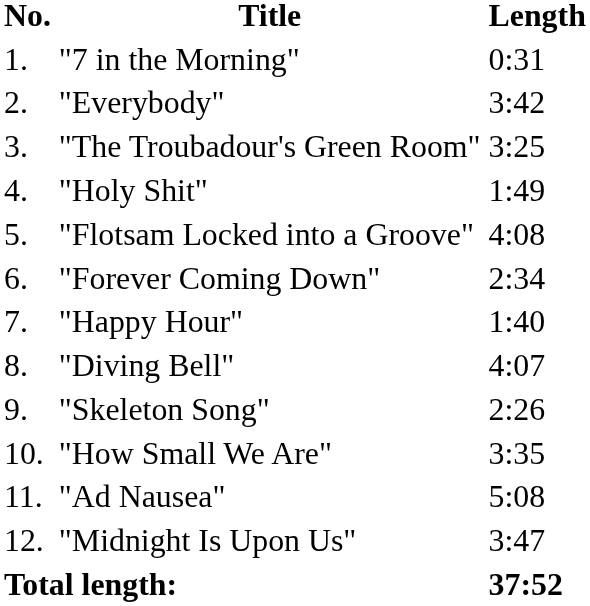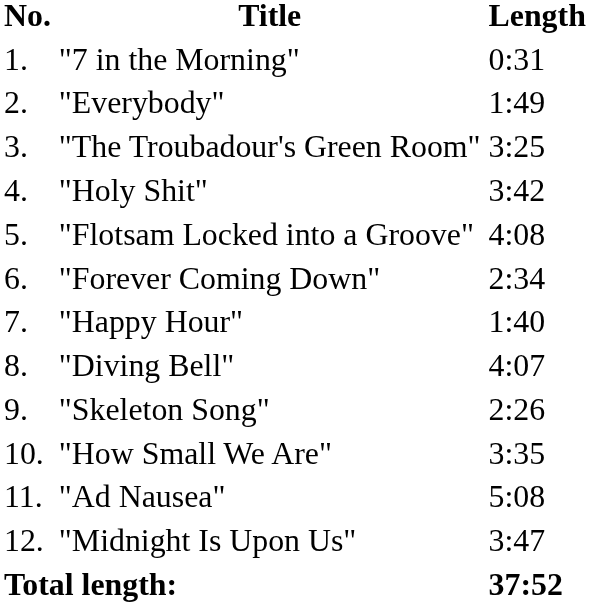(517, 102) 3:42 -> (517, 102) 1:49
(517, 190) 1:49 -> (517, 190) 3:42
